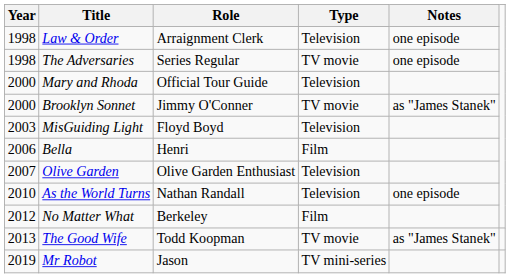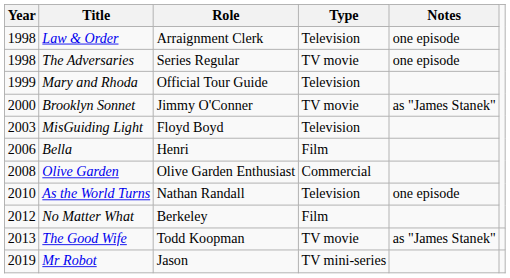(22, 82) 2000 -> (22, 82) 1999
(22, 171) 2007 -> (22, 171) 2008
(331, 171) Television -> (336, 171) Commercial
